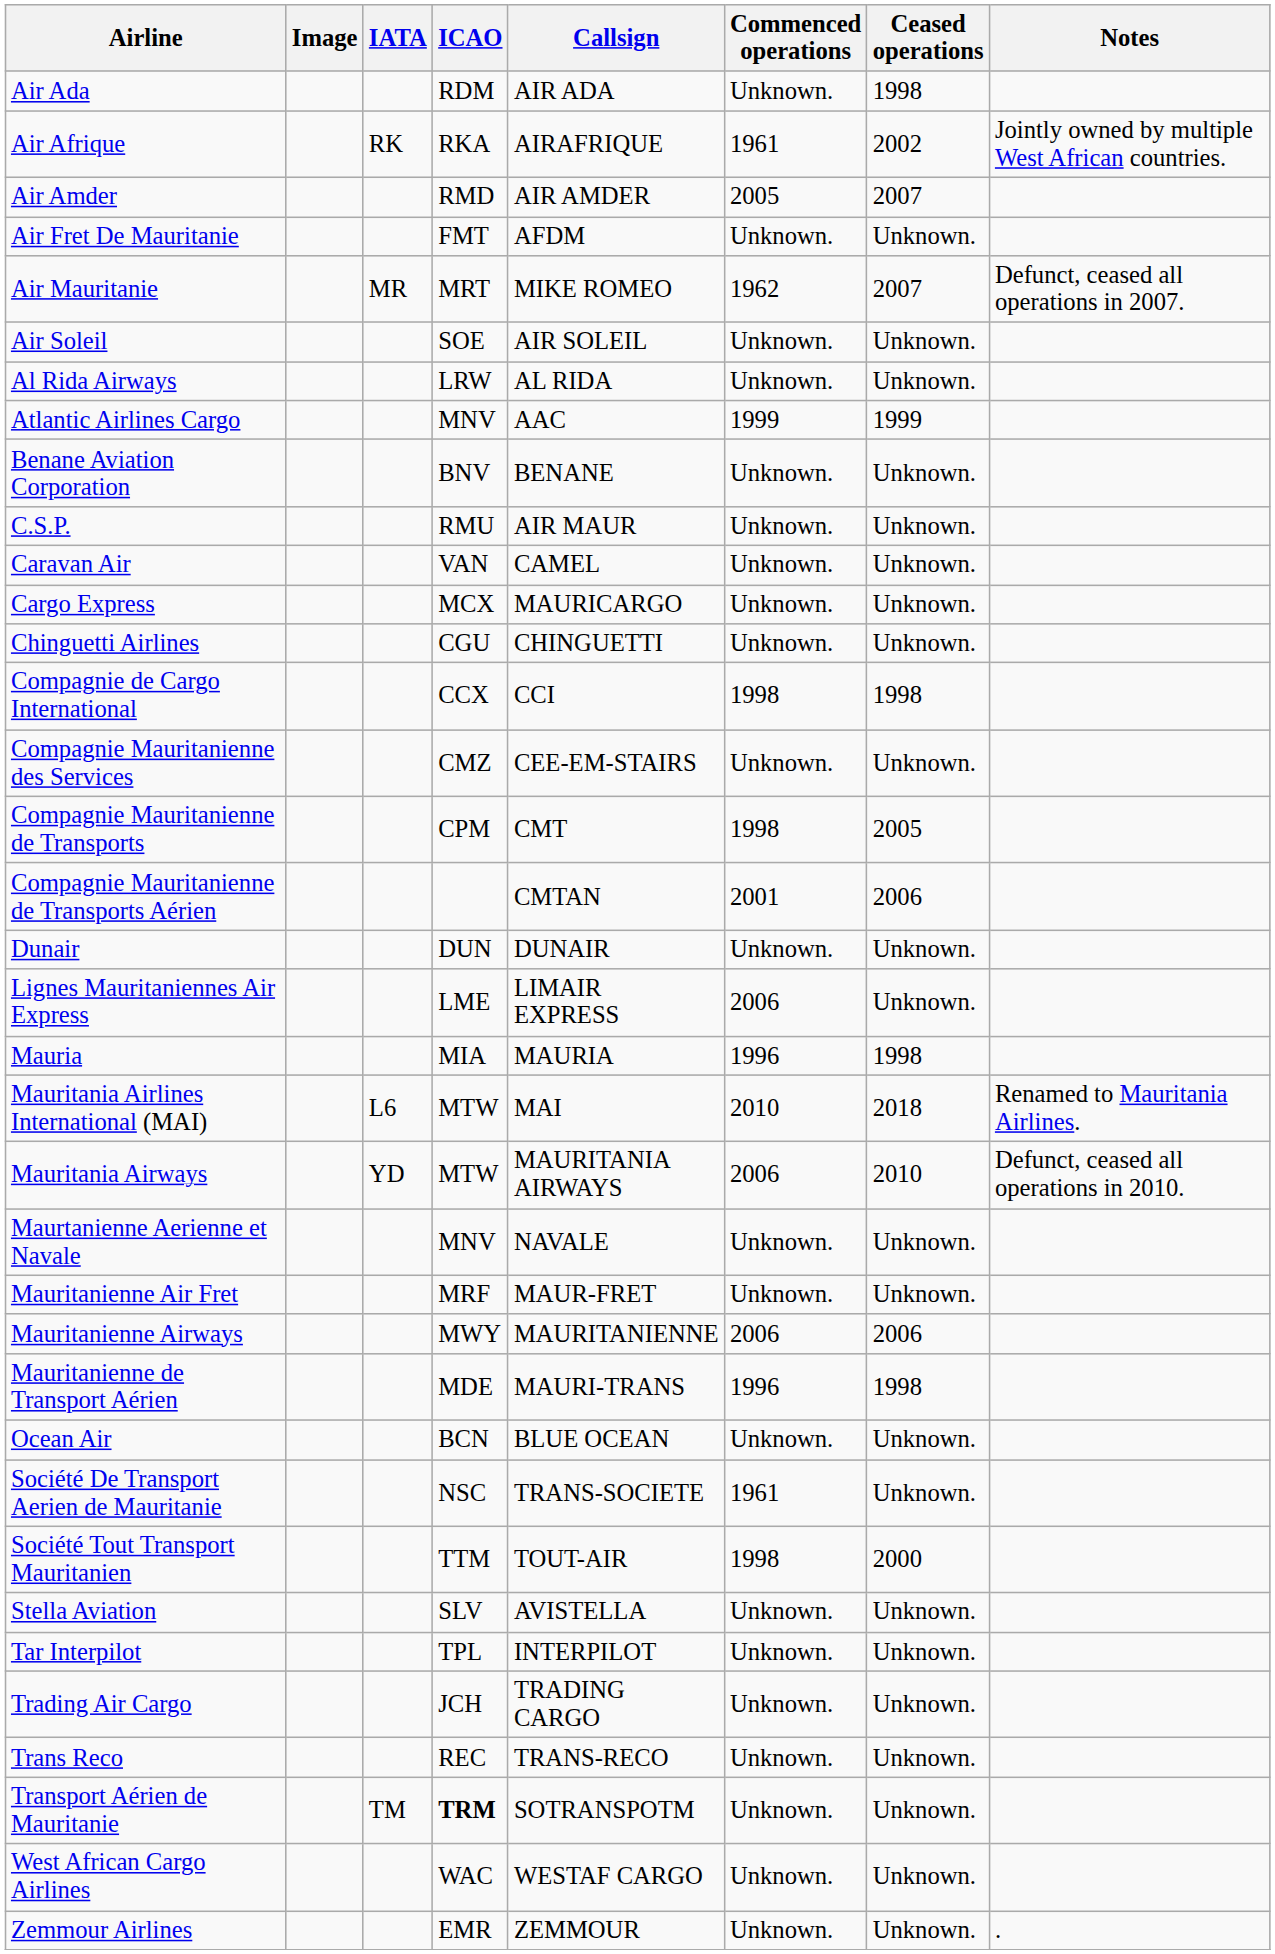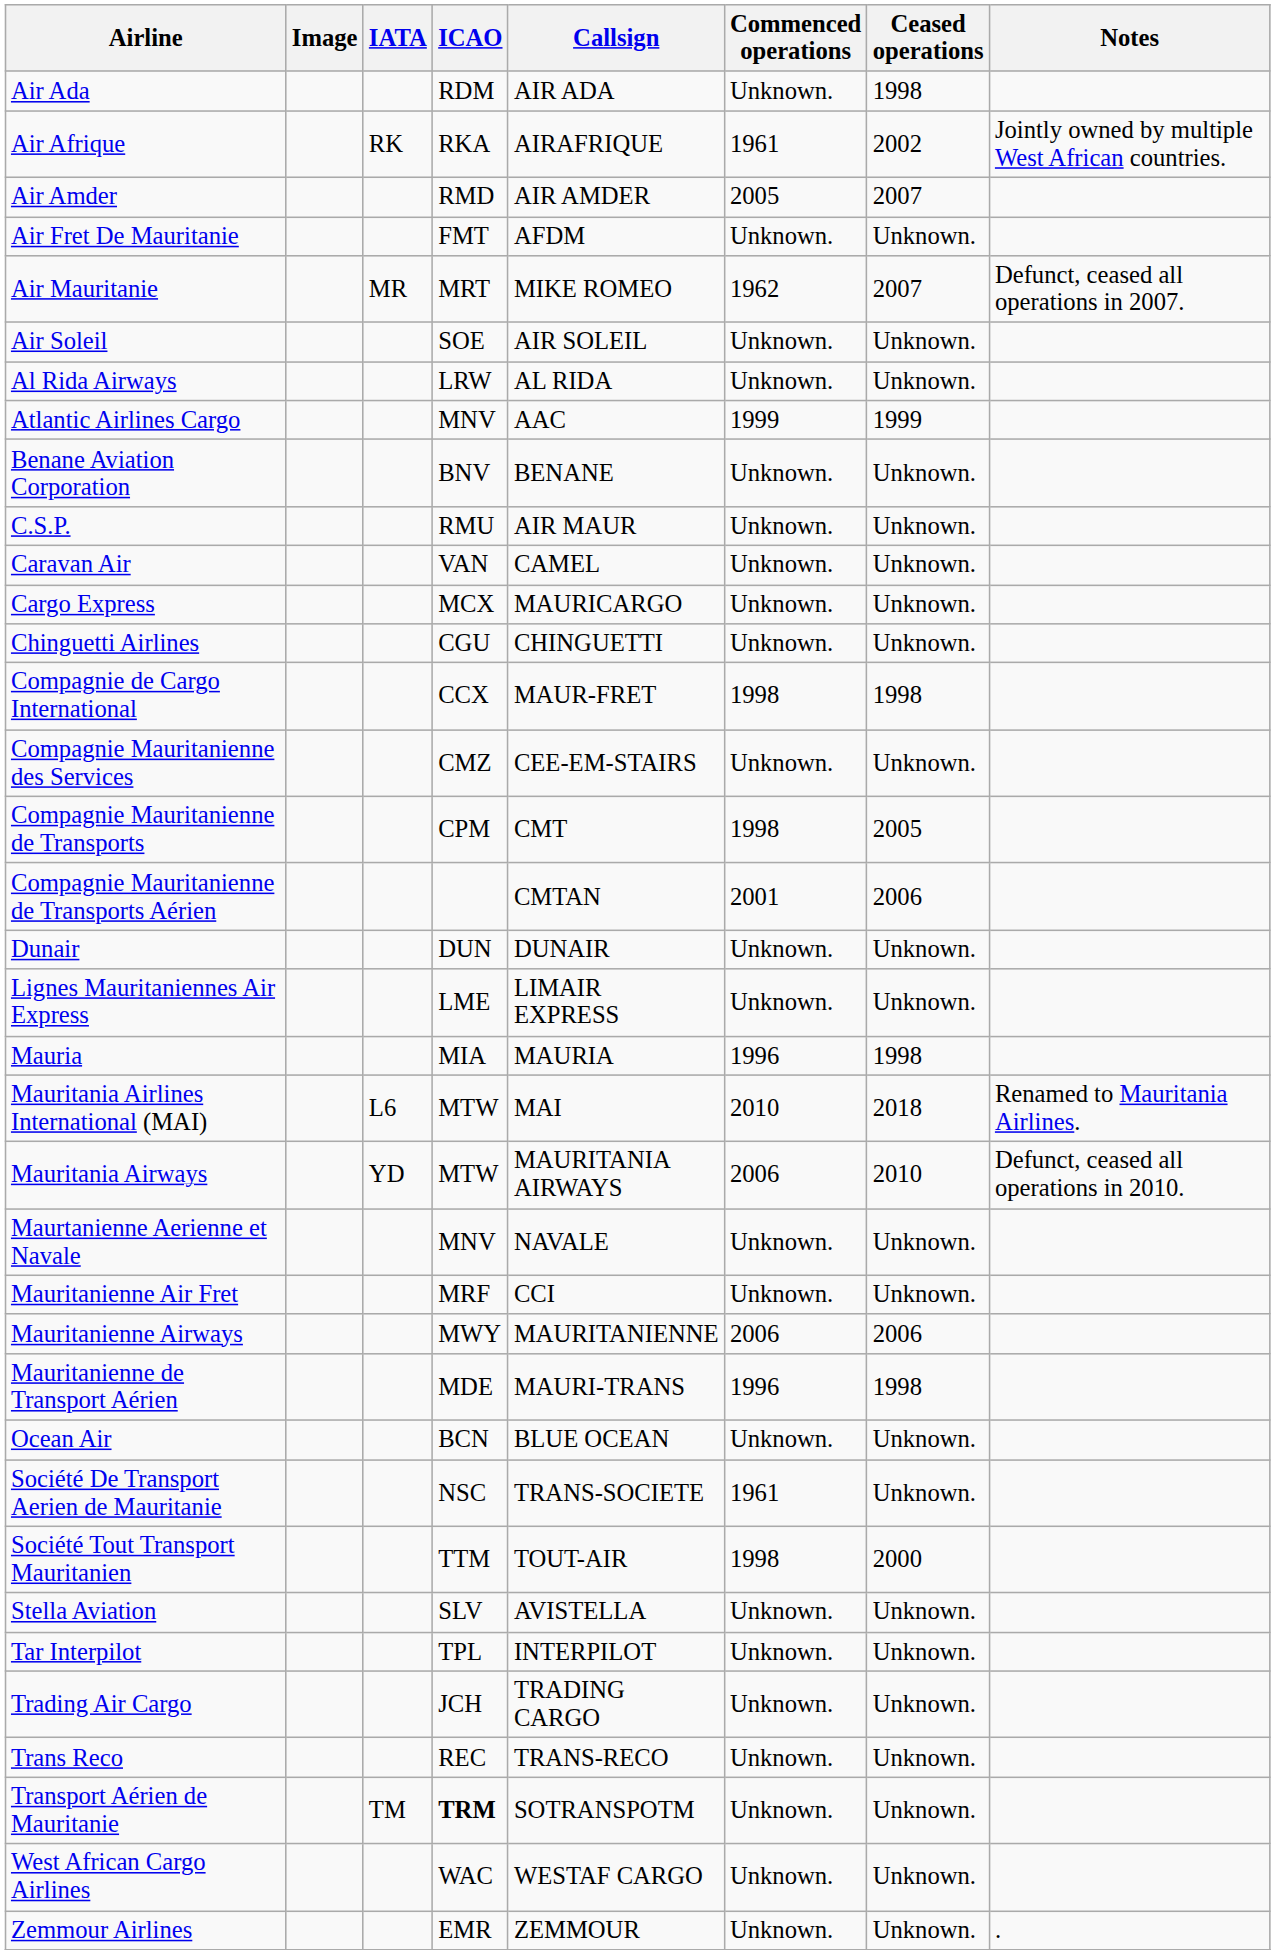(534, 695) CCI -> (585, 695) MAUR-FRET
(755, 1002) 2006 -> (782, 1002) Unknown.
(585, 1294) MAUR-FRET -> (534, 1294) CCI
